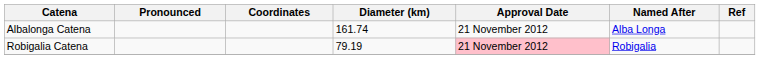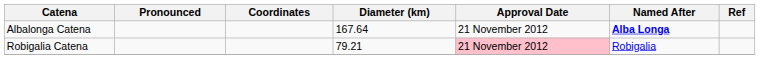(352, 29) 161.74 -> (352, 29) 167.64
(639, 29) normal -> (641, 29) bold
(349, 46) 79.19 -> (349, 46) 79.21
